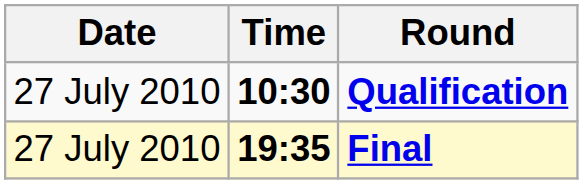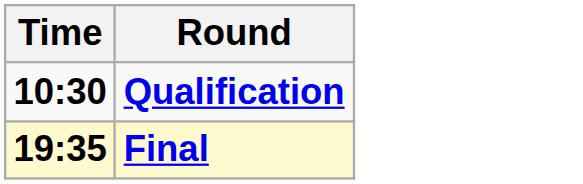- column: (117, 33)
